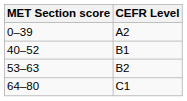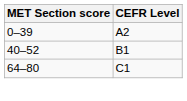- row: (23, 68)
